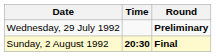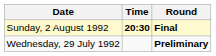rows swapped: (63, 28) <-> (58, 43)
